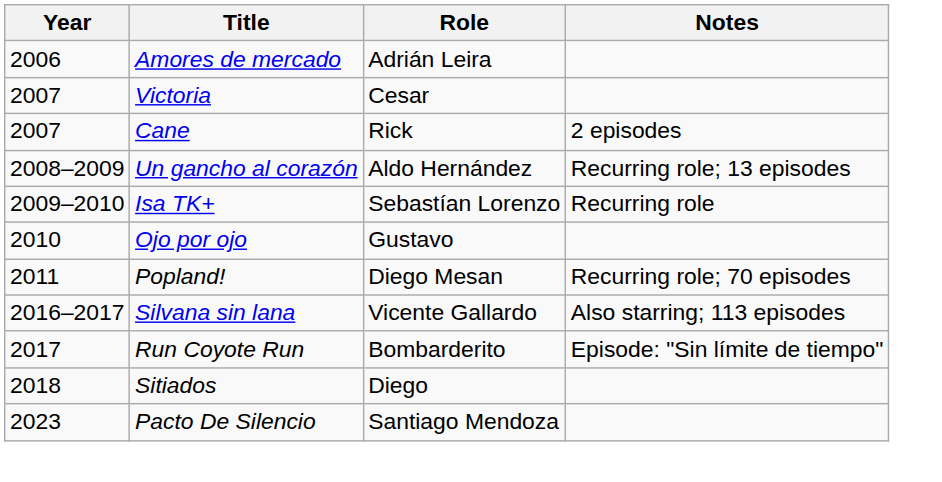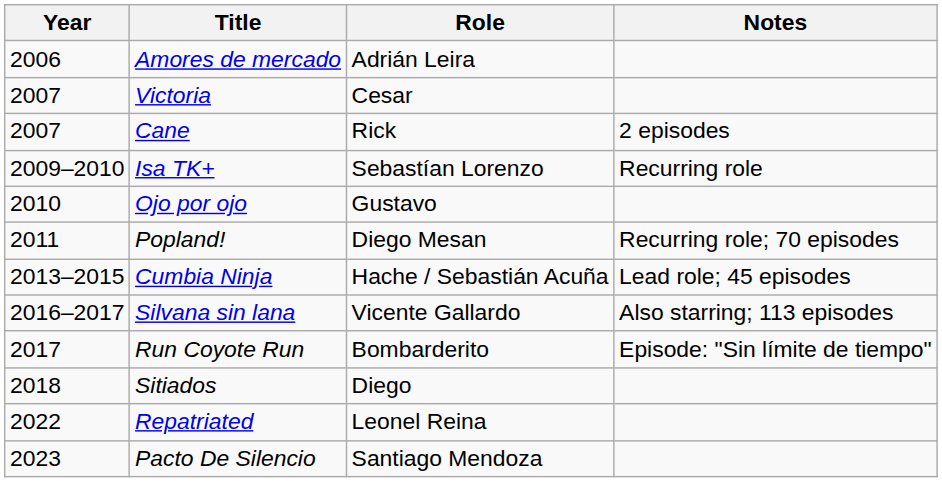- row: (246, 167)
+ row: (204, 276)
+ row: (194, 421)
